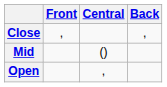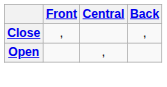- row: (24, 52)
